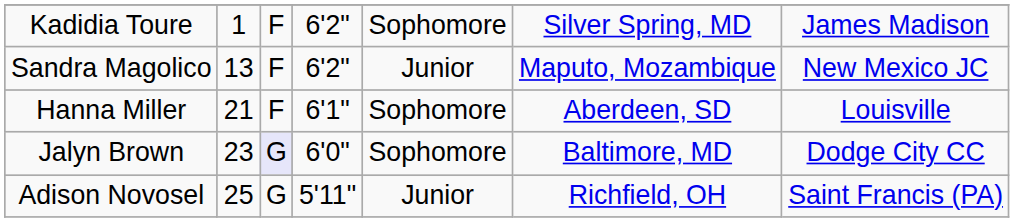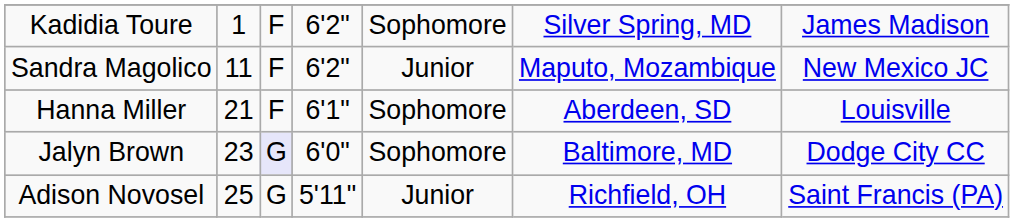(239, 68) 13 -> (239, 68) 11
